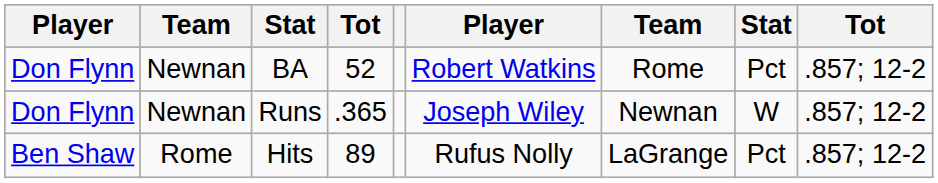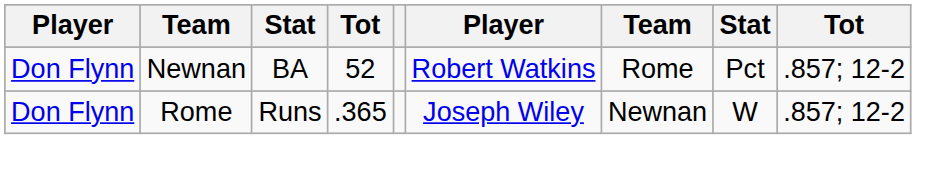(196, 111) Newnan -> (196, 111) Rome
- row: (290, 154)
